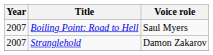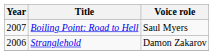(16, 43) 2007 -> (16, 43) 2006
